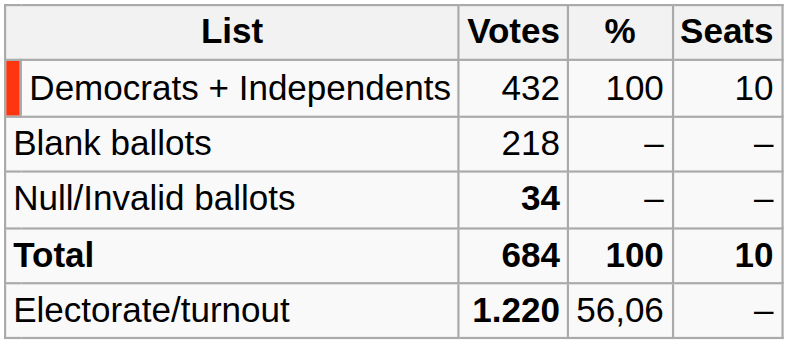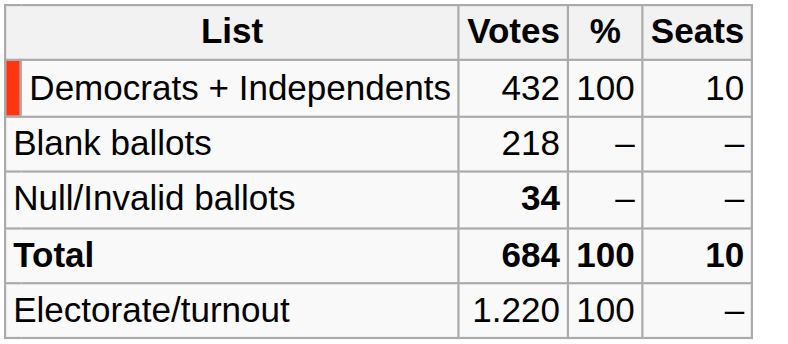(516, 310) bold -> (516, 310) normal
(620, 310) 56,06 -> (605, 310) 100
